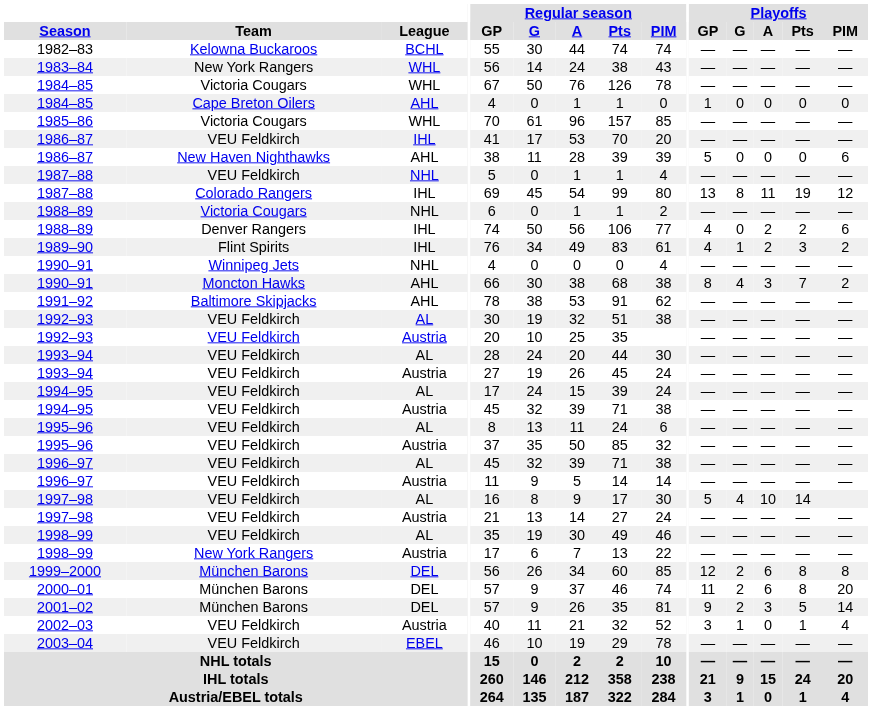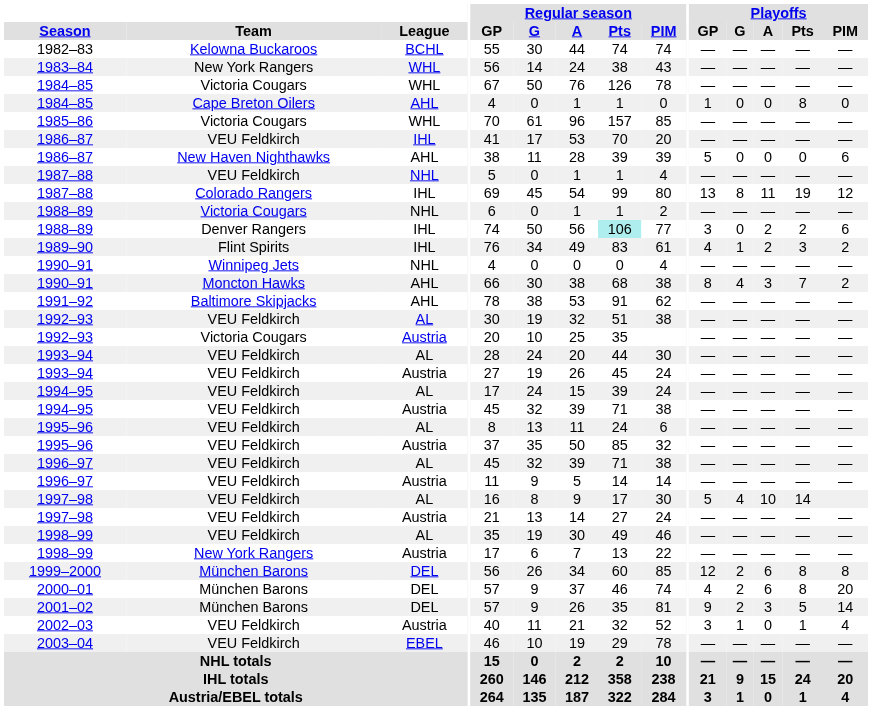(803, 103) 0 -> (803, 103) 8
(620, 229) no background -> (620, 229) paleturquoise background
(708, 229) 4 -> (708, 229) 3
(254, 337) VEU Feldkirch -> (254, 337) Victoria Cougars
(708, 589) 11 -> (708, 589) 4
